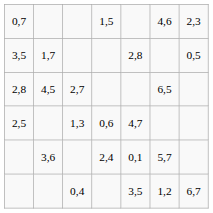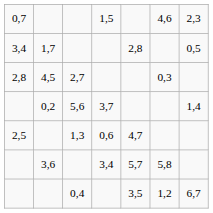(19, 55) 3,5 -> (19, 48) 3,4
(165, 89) 6,5 -> (165, 77) 0,3
+ row: (48, 106)
(106, 157) 2,4 -> (106, 164) 3,4
(135, 157) 0,1 -> (135, 164) 5,7
(165, 157) 5,7 -> (165, 164) 5,8
